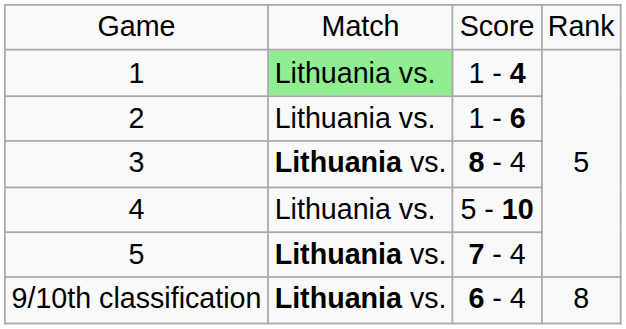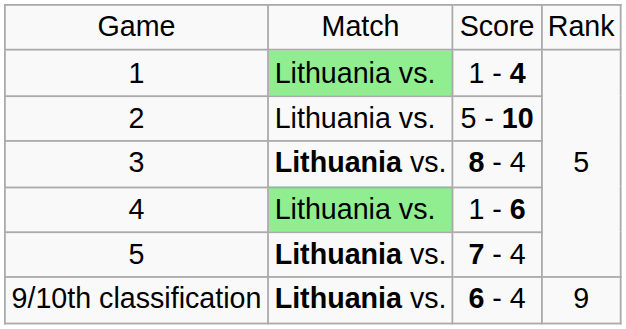(497, 118) 1 - 6 -> (497, 118) 5 - 10
(355, 208) no background -> (355, 208) lightgreen background
(497, 208) 5 - 10 -> (497, 208) 1 - 6
(581, 299) 8 -> (581, 299) 9
